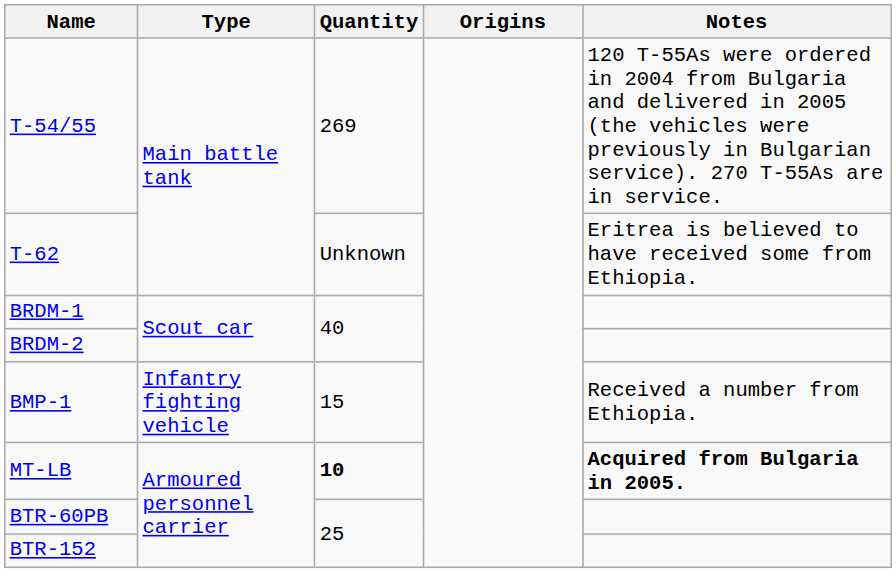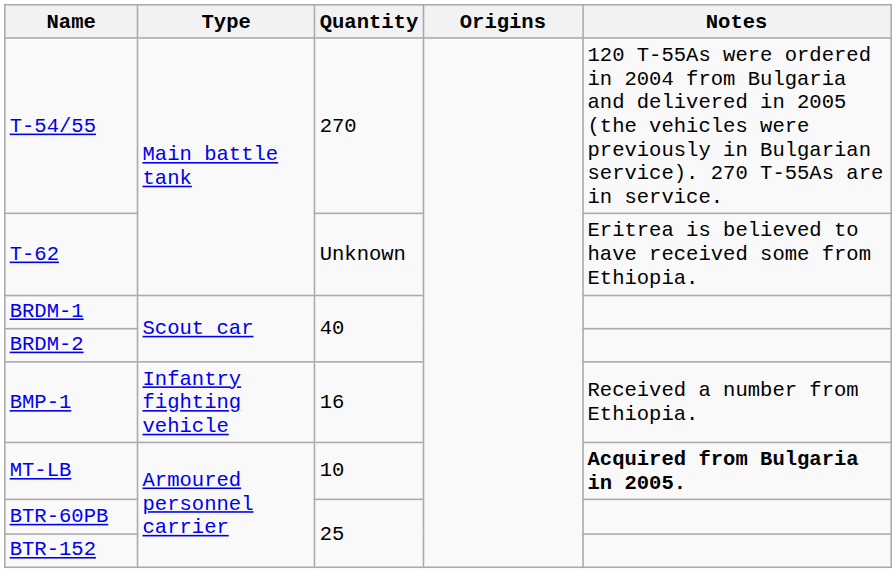(338, 126) 269 -> (338, 126) 270
(332, 402) 15 -> (332, 402) 16
(332, 471) bold -> (332, 471) normal
